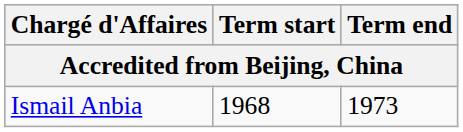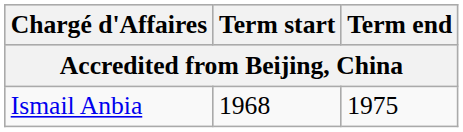(373, 106) 1973 -> (373, 106) 1975
